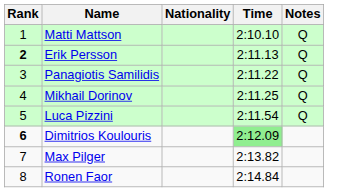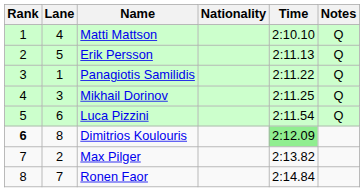+ column: (59, 14)
(23, 55) bold -> (23, 55) normal
